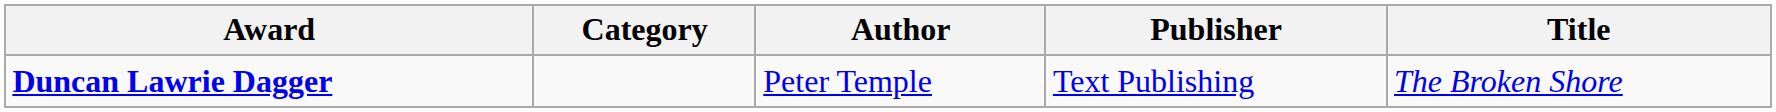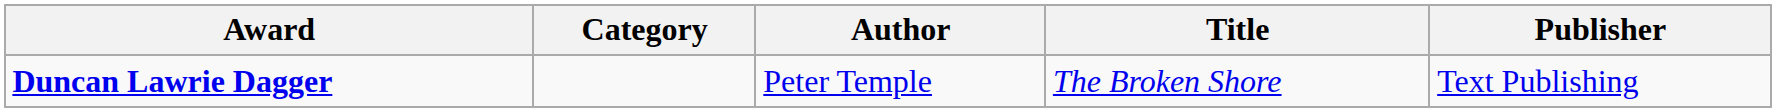columns swapped: (1579, 29) <-> (1216, 29)
